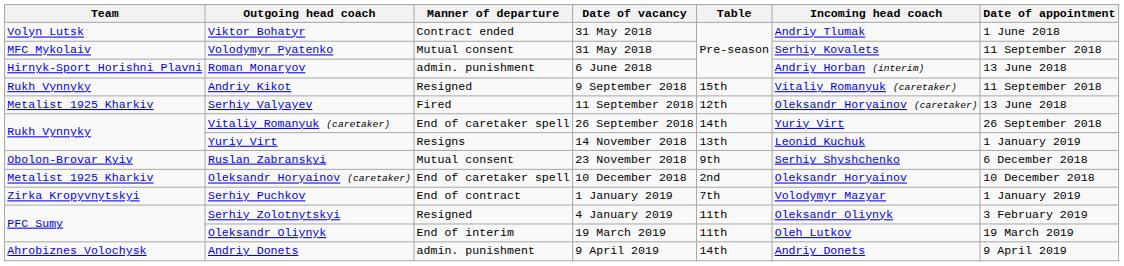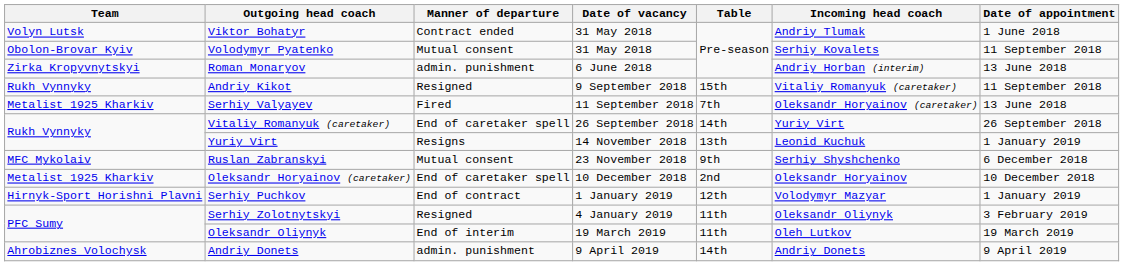(49, 50) MFC Mykolaiv -> (70, 50) Obolon-Brovar Kyiv
(105, 69) Hirnyk-Sport Horishni Plavni -> (73, 69) Zirka Kropyvnytskyi
(713, 105) 12th -> (710, 105) 7th
(70, 160) Obolon-Brovar Kyiv -> (49, 160) MFC Mykolaiv
(73, 196) Zirka Kropyvnytskyi -> (105, 196) Hirnyk-Sport Horishni Plavni
(710, 196) 7th -> (713, 196) 12th
